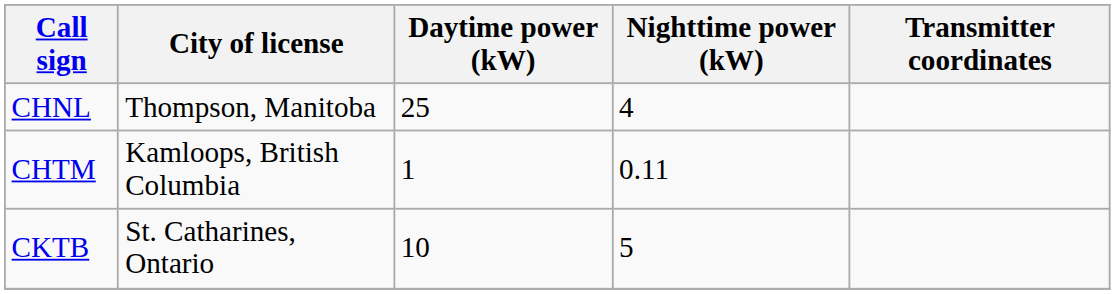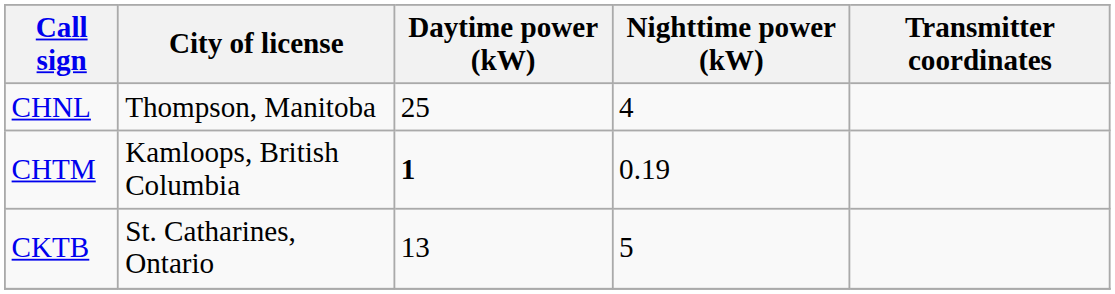(408, 169) normal -> (408, 169) bold
(644, 169) 0.11 -> (645, 169) 0.19
(415, 248) 10 -> (415, 248) 13
